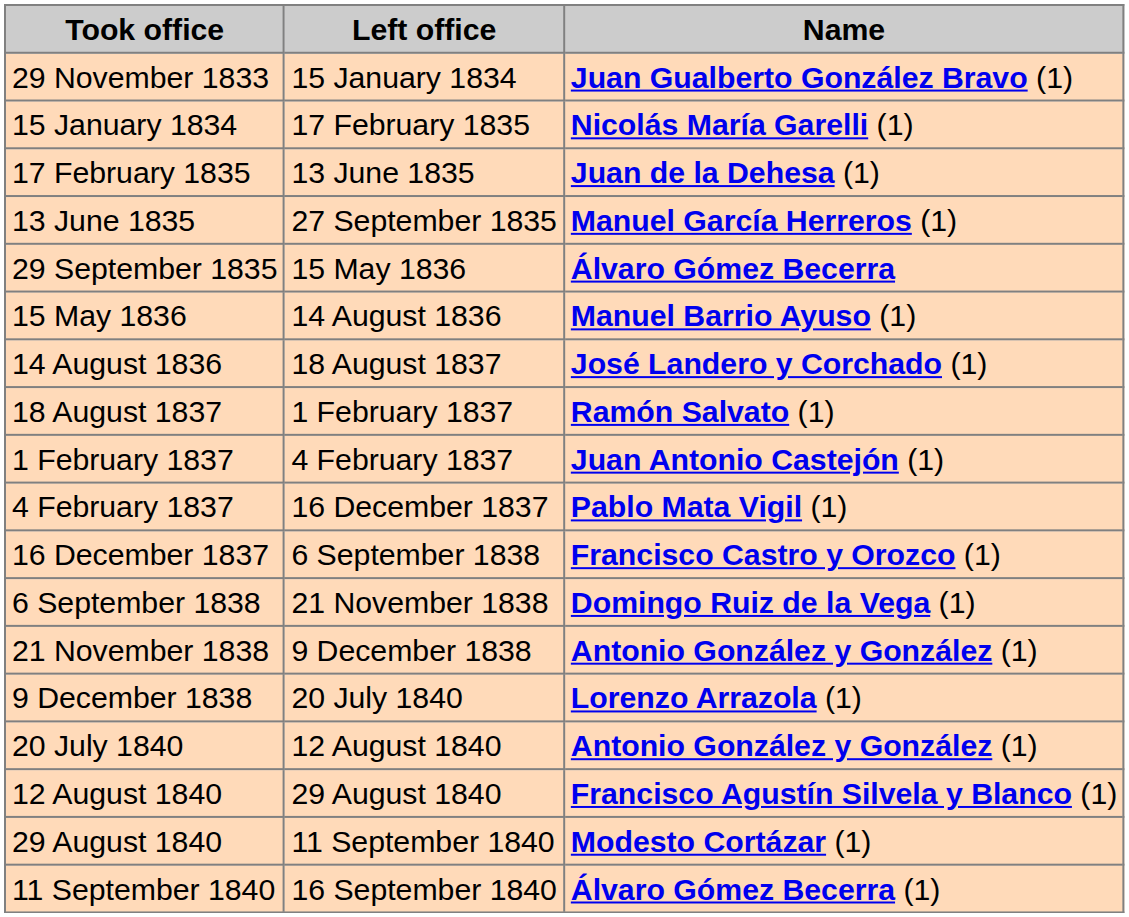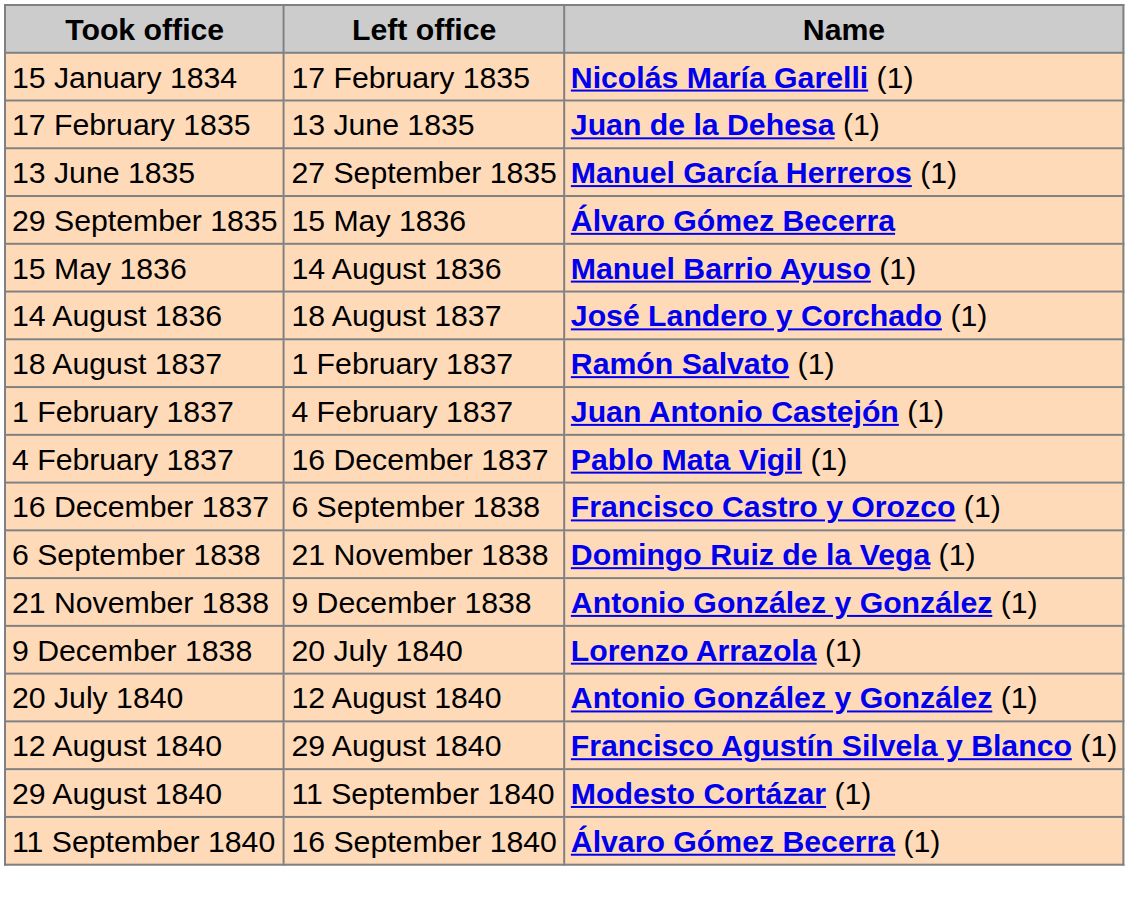- row: (141, 77)
